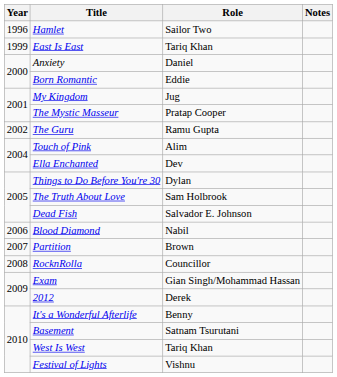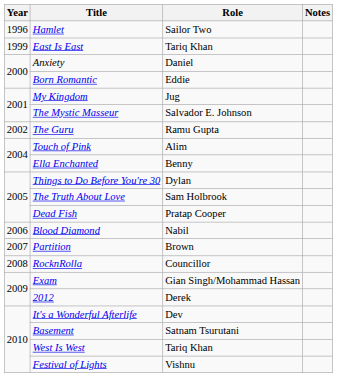(195, 113) Pratap Cooper -> (208, 113) Salvador E. Johnson
(174, 163) Dev -> (179, 163) Benny
(208, 213) Salvador E. Johnson -> (195, 213) Pratap Cooper
(179, 314) Benny -> (174, 314) Dev
